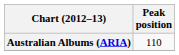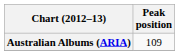(154, 42) 110 -> (154, 42) 109
